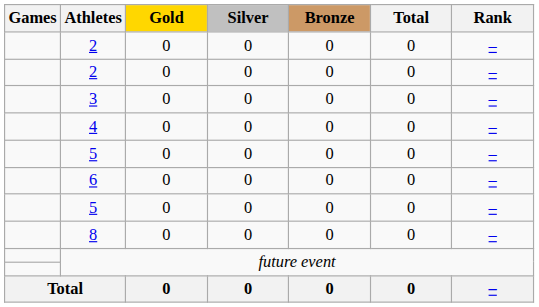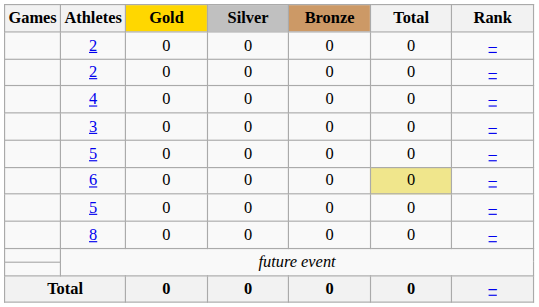rows swapped: (93, 99) <-> (93, 126)
(411, 180) no background -> (411, 180) khaki background
